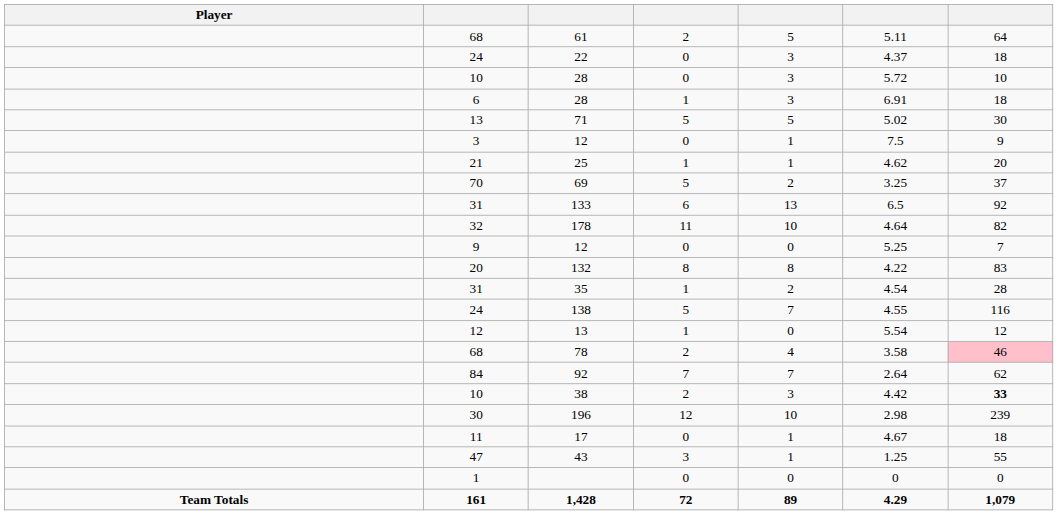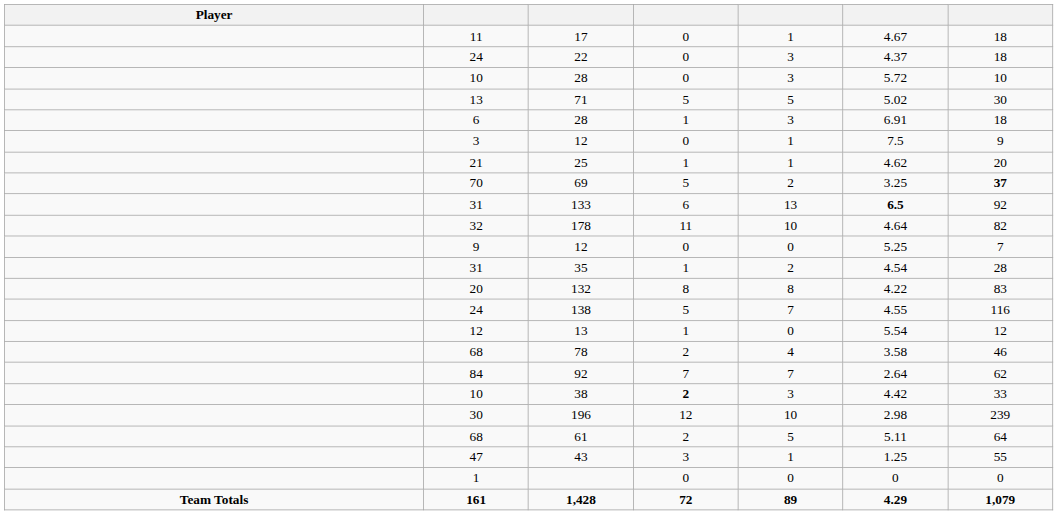rows swapped: (476, 36) <-> (476, 436)
rows swapped: (476, 120) <-> (476, 99)
(1000, 183) normal -> (1000, 183) bold
(895, 204) normal -> (895, 204) bold
rows swapped: (476, 288) <-> (476, 267)
(1000, 352) pink background -> (1000, 352) no background
(686, 394) normal -> (686, 394) bold
(1000, 394) bold -> (1000, 394) normal
